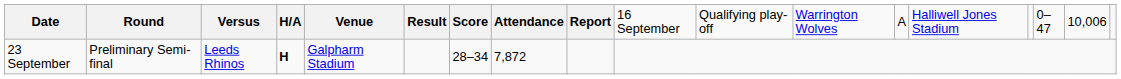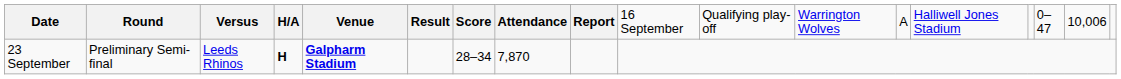(336, 57) normal -> (335, 57) bold
(510, 57) 7,872 -> (514, 57) 7,870
